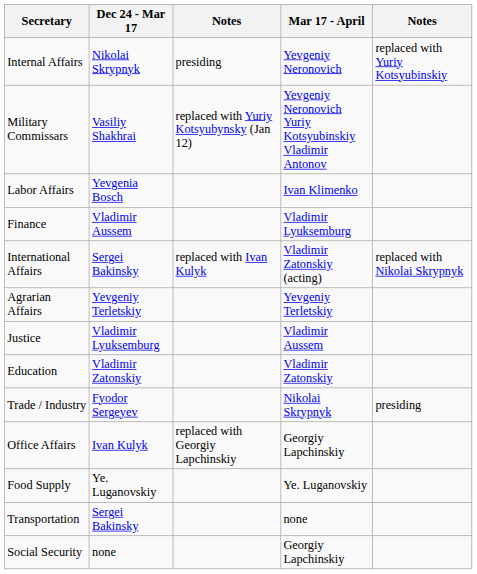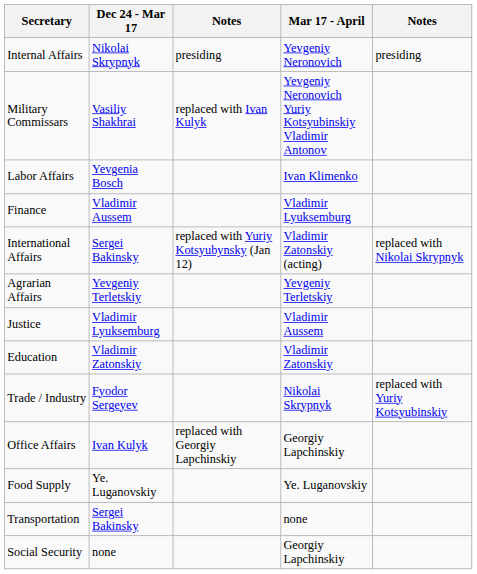(411, 61) replaced with Yuriy Kotsyubinskiy -> (398, 54) presiding
(224, 129) replaced with Yuriy Kotsyubynsky (Jan 12) -> (221, 115) replaced with Ivan Kulyk
(221, 264) replaced with Ivan Kulyk -> (224, 250) replaced with Yuriy Kotsyubynsky (Jan 12)
(398, 404) presiding -> (411, 398) replaced with Yuriy Kotsyubinskiy
